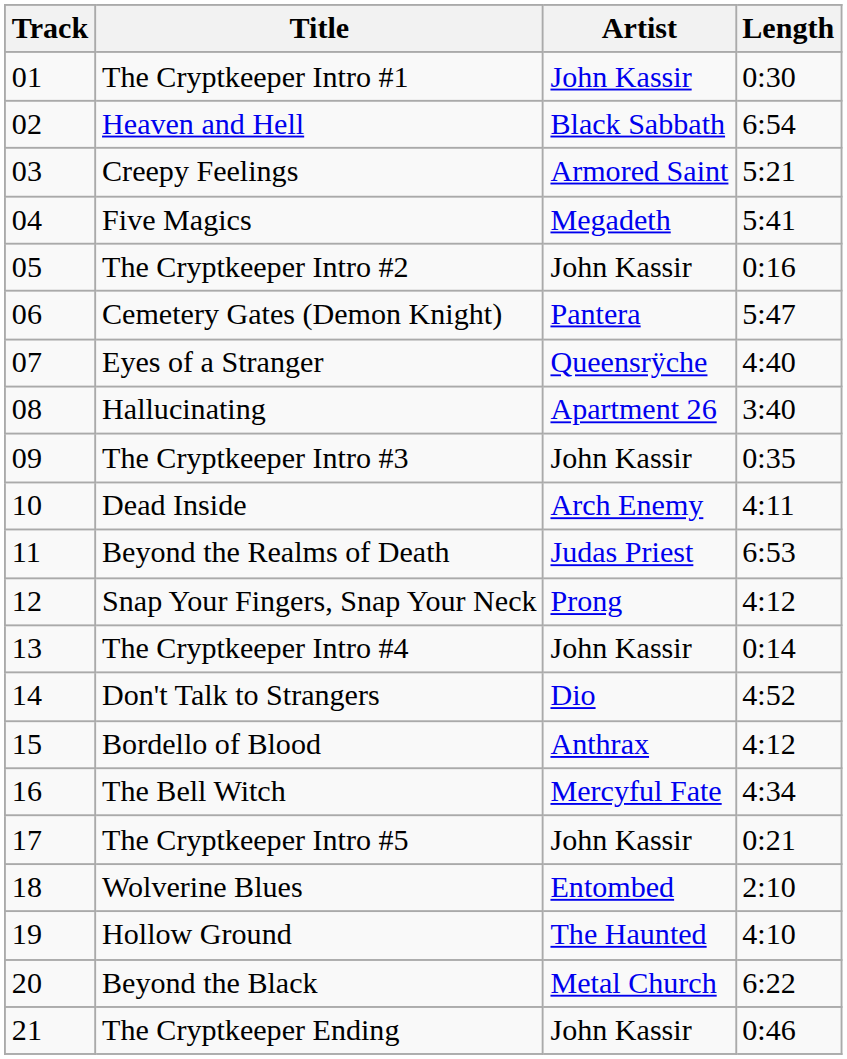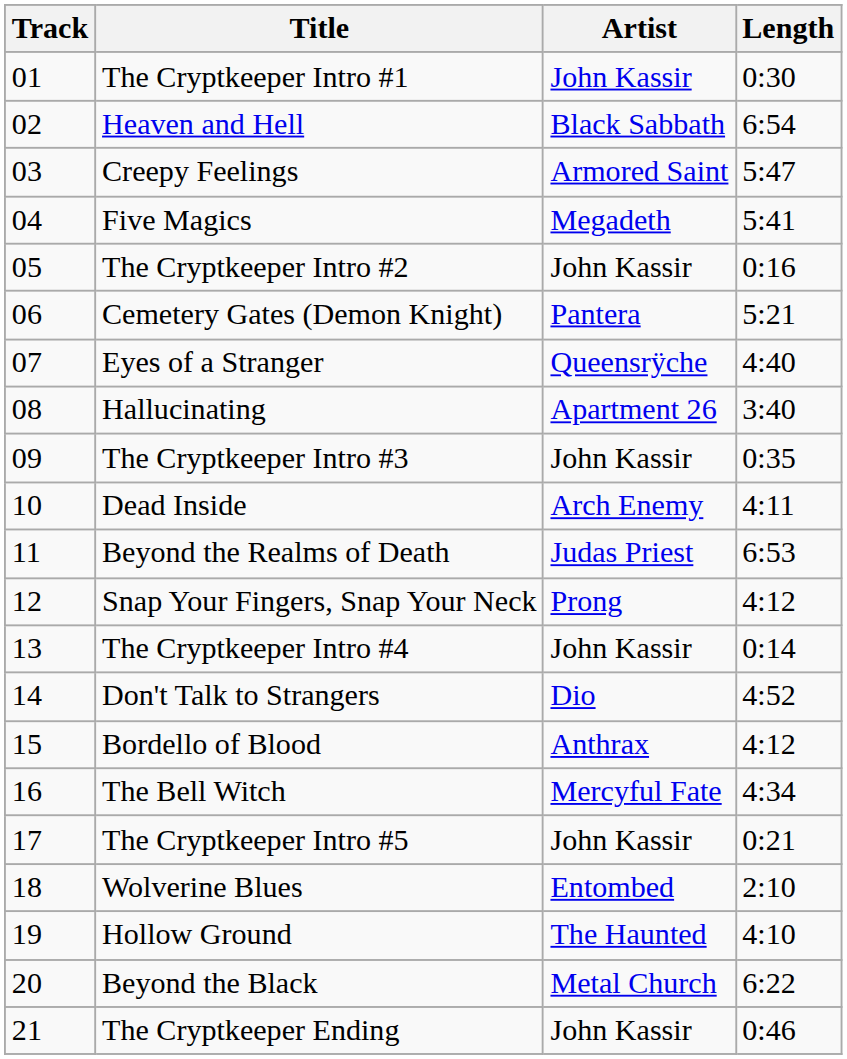(769, 171) 5:21 -> (769, 171) 5:47
(769, 314) 5:47 -> (769, 314) 5:21
